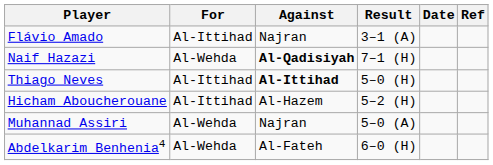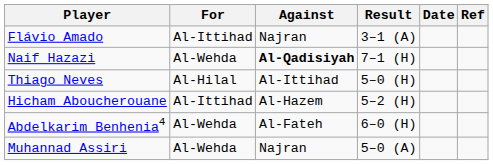(213, 80) Al-Ittihad -> (205, 80) Al-Hilal
(299, 80) bold -> (299, 80) normal
rows swapped: (67, 123) <-> (87, 147)
